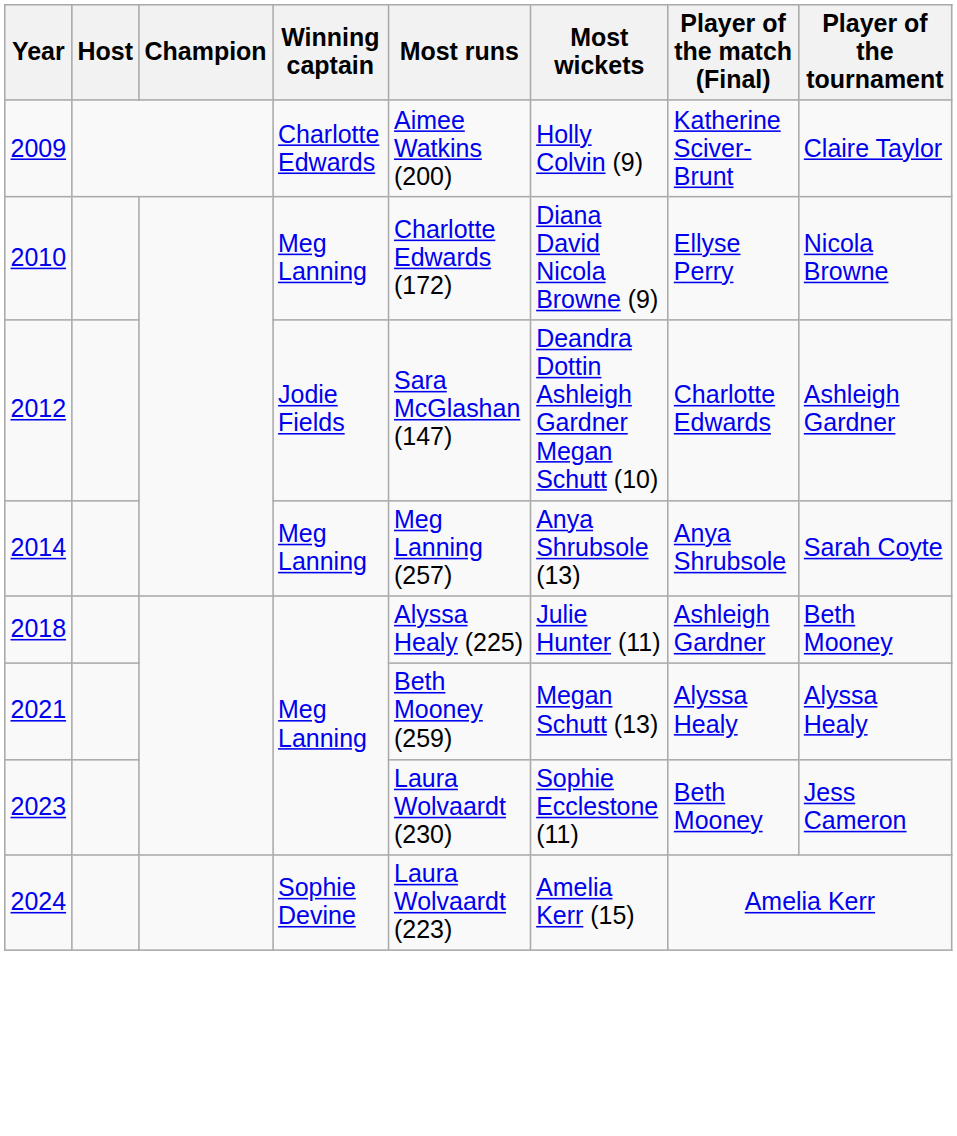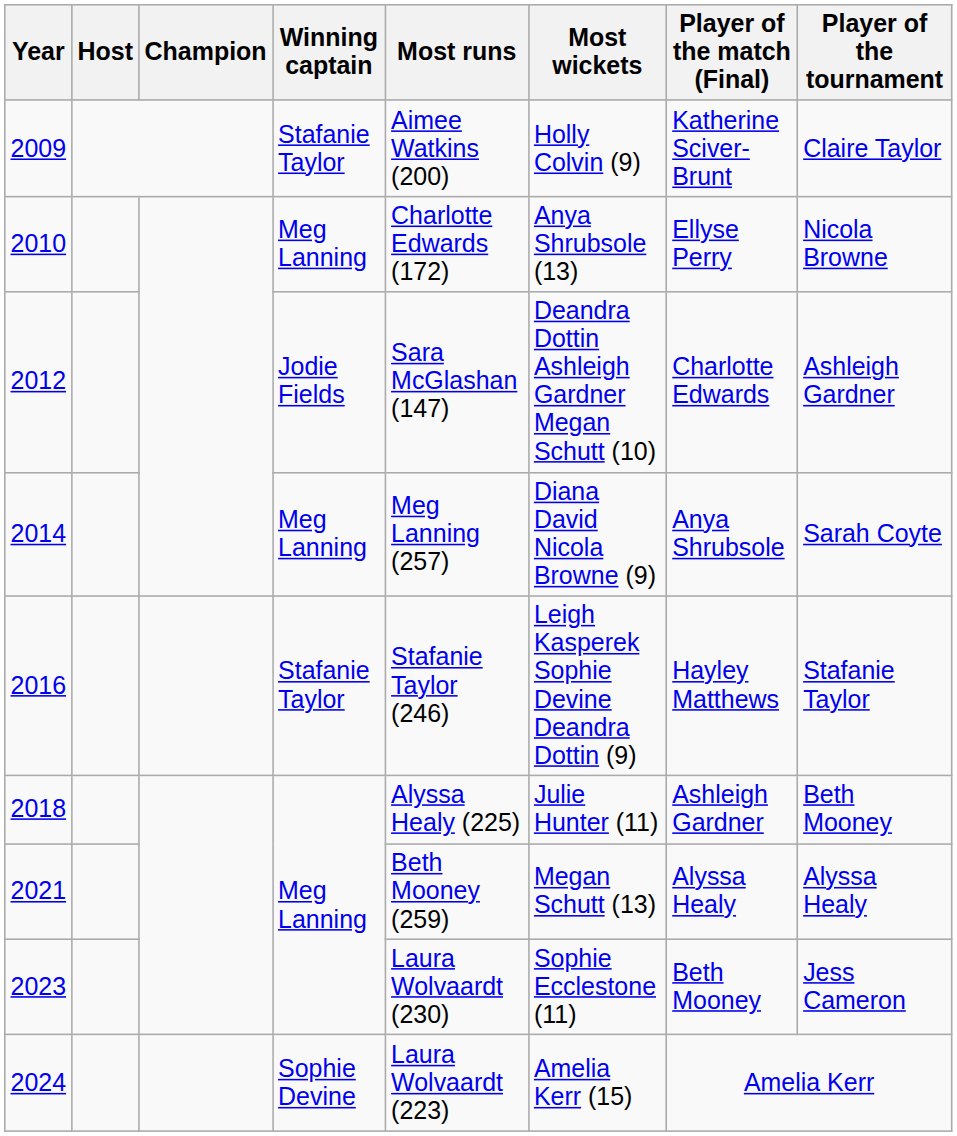(329, 148) Charlotte Edwards -> (324, 148) Stafanie Taylor
(597, 257) Diana David Nicola Browne (9) -> (590, 243) Anya Shrubsole (13)
(592, 547) Anya Shrubsole (13) -> (595, 533) Diana David Nicola Browne (9)
+ row: (38, 685)
